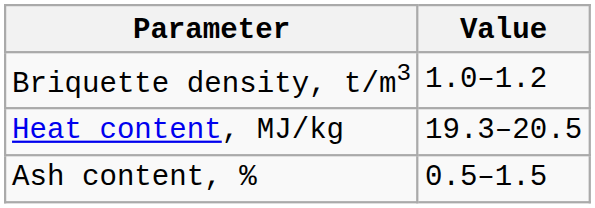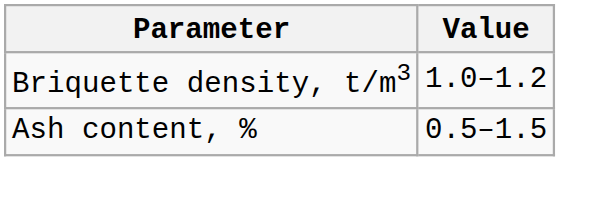- row: (178, 131)
